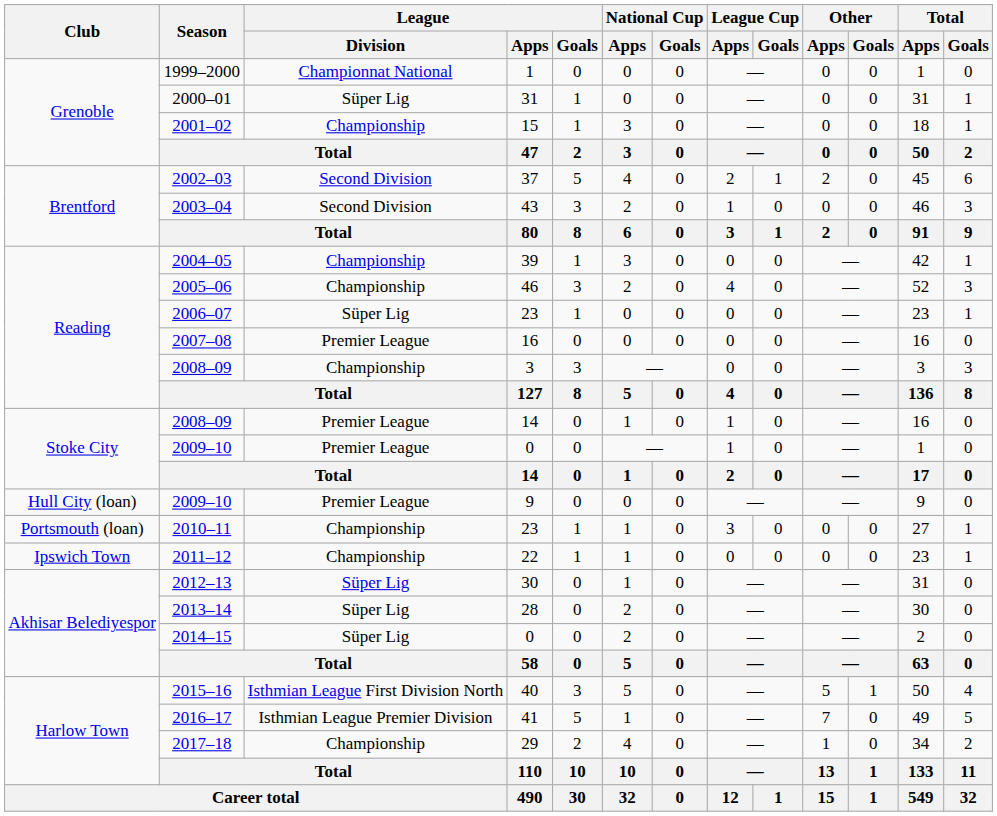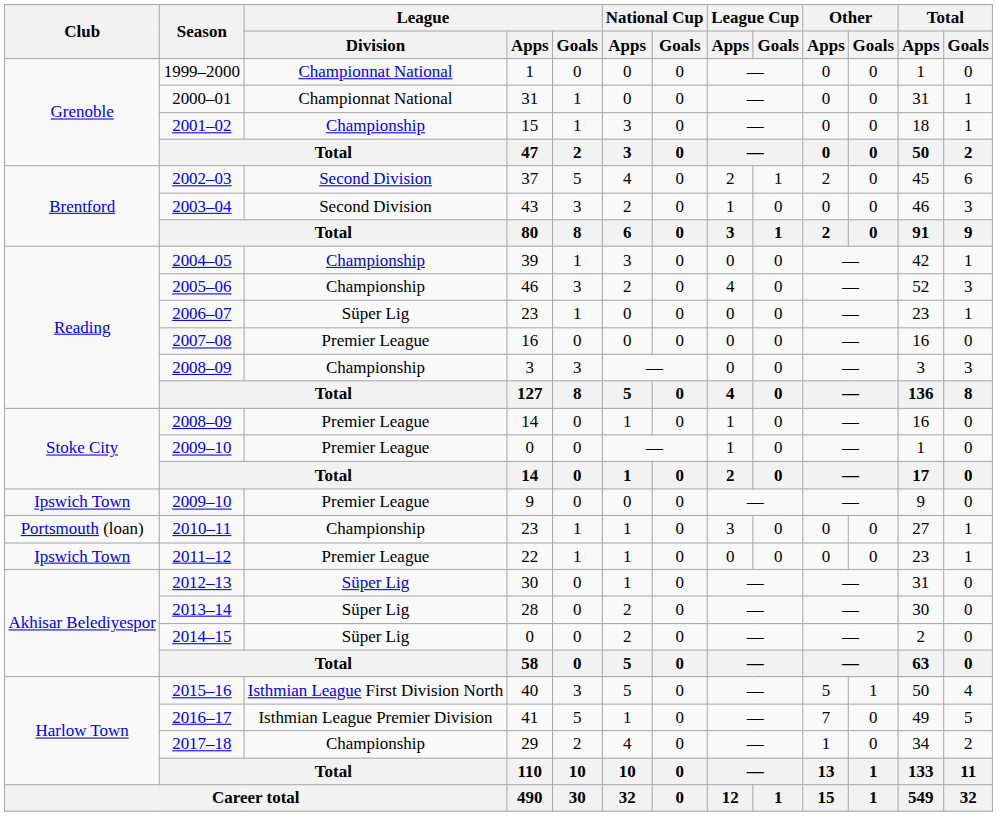(375, 98) Süper Lig -> (375, 98) Championnat National
(82, 502) Hull City (loan) -> (82, 502) Ipswich Town
(375, 555) Championship -> (375, 555) Premier League
